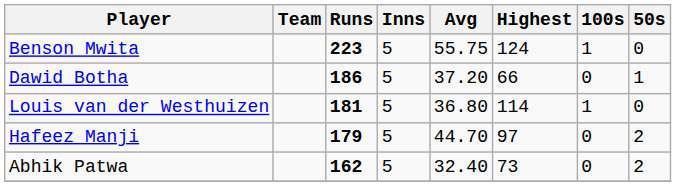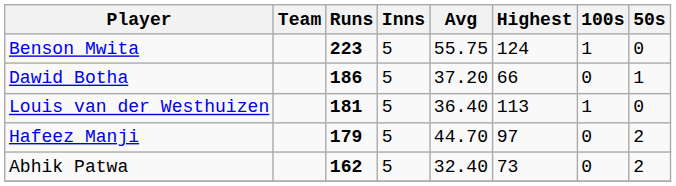(461, 108) 36.80 -> (461, 108) 36.40
(513, 108) 114 -> (513, 108) 113
